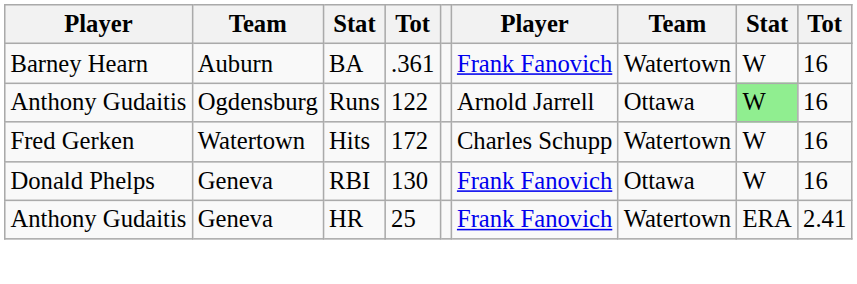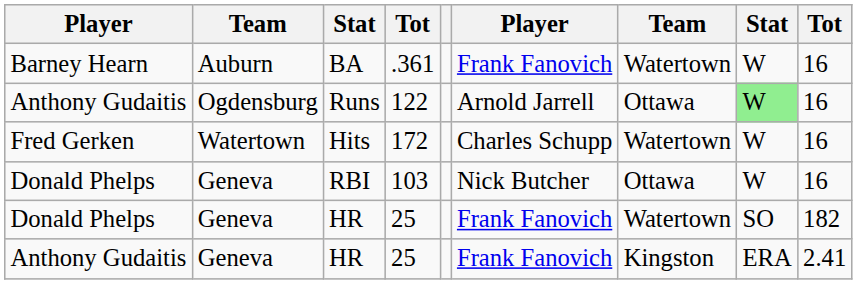(410, 180) 130 -> (410, 180) 103
(535, 180) Frank Fanovich -> (523, 180) Nick Butcher
+ row: (83, 219)
(677, 219) Watertown -> (669, 258) Kingston
